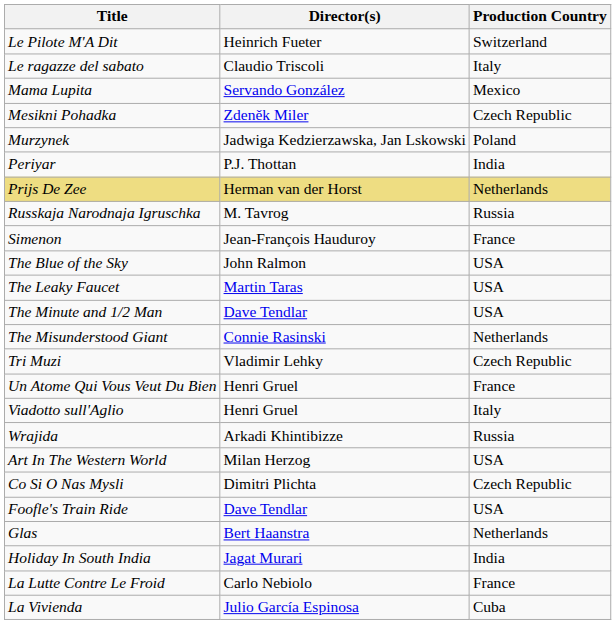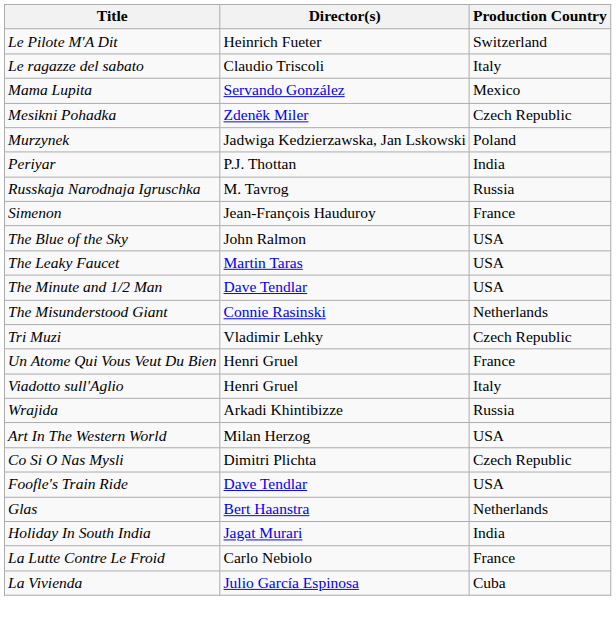- row: (47, 189)
